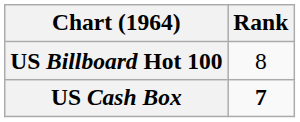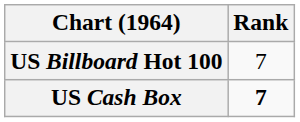(261, 60) 8 -> (261, 60) 7
